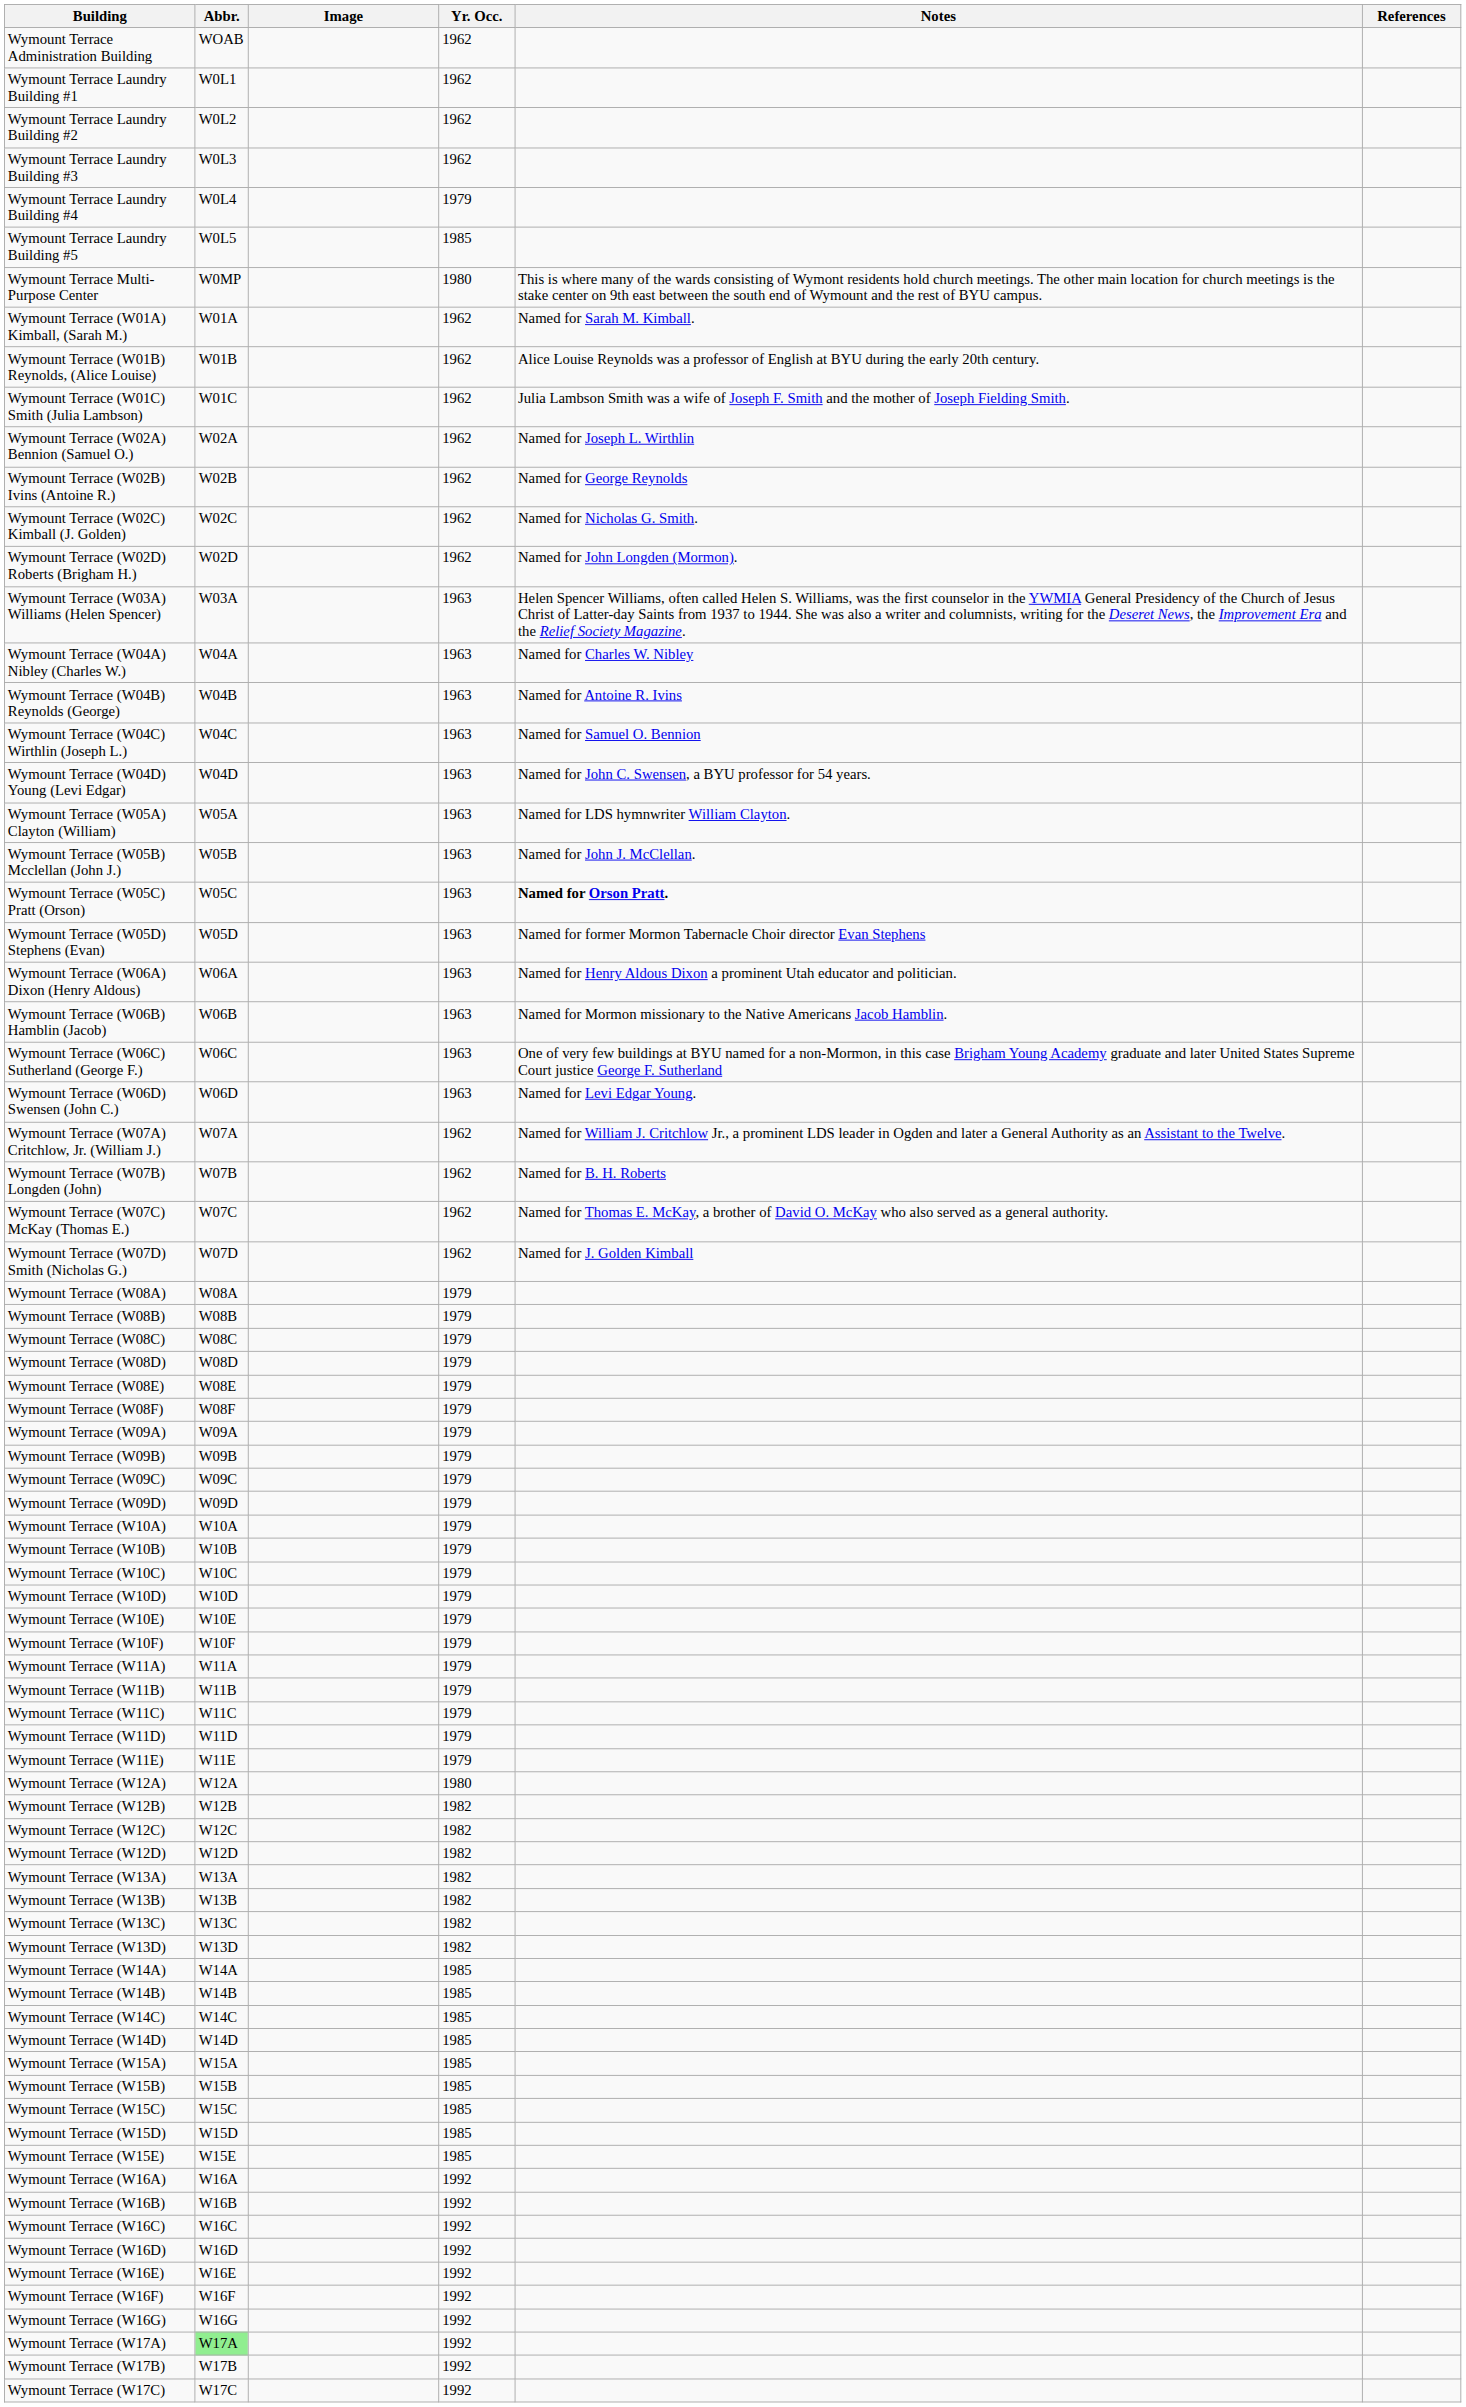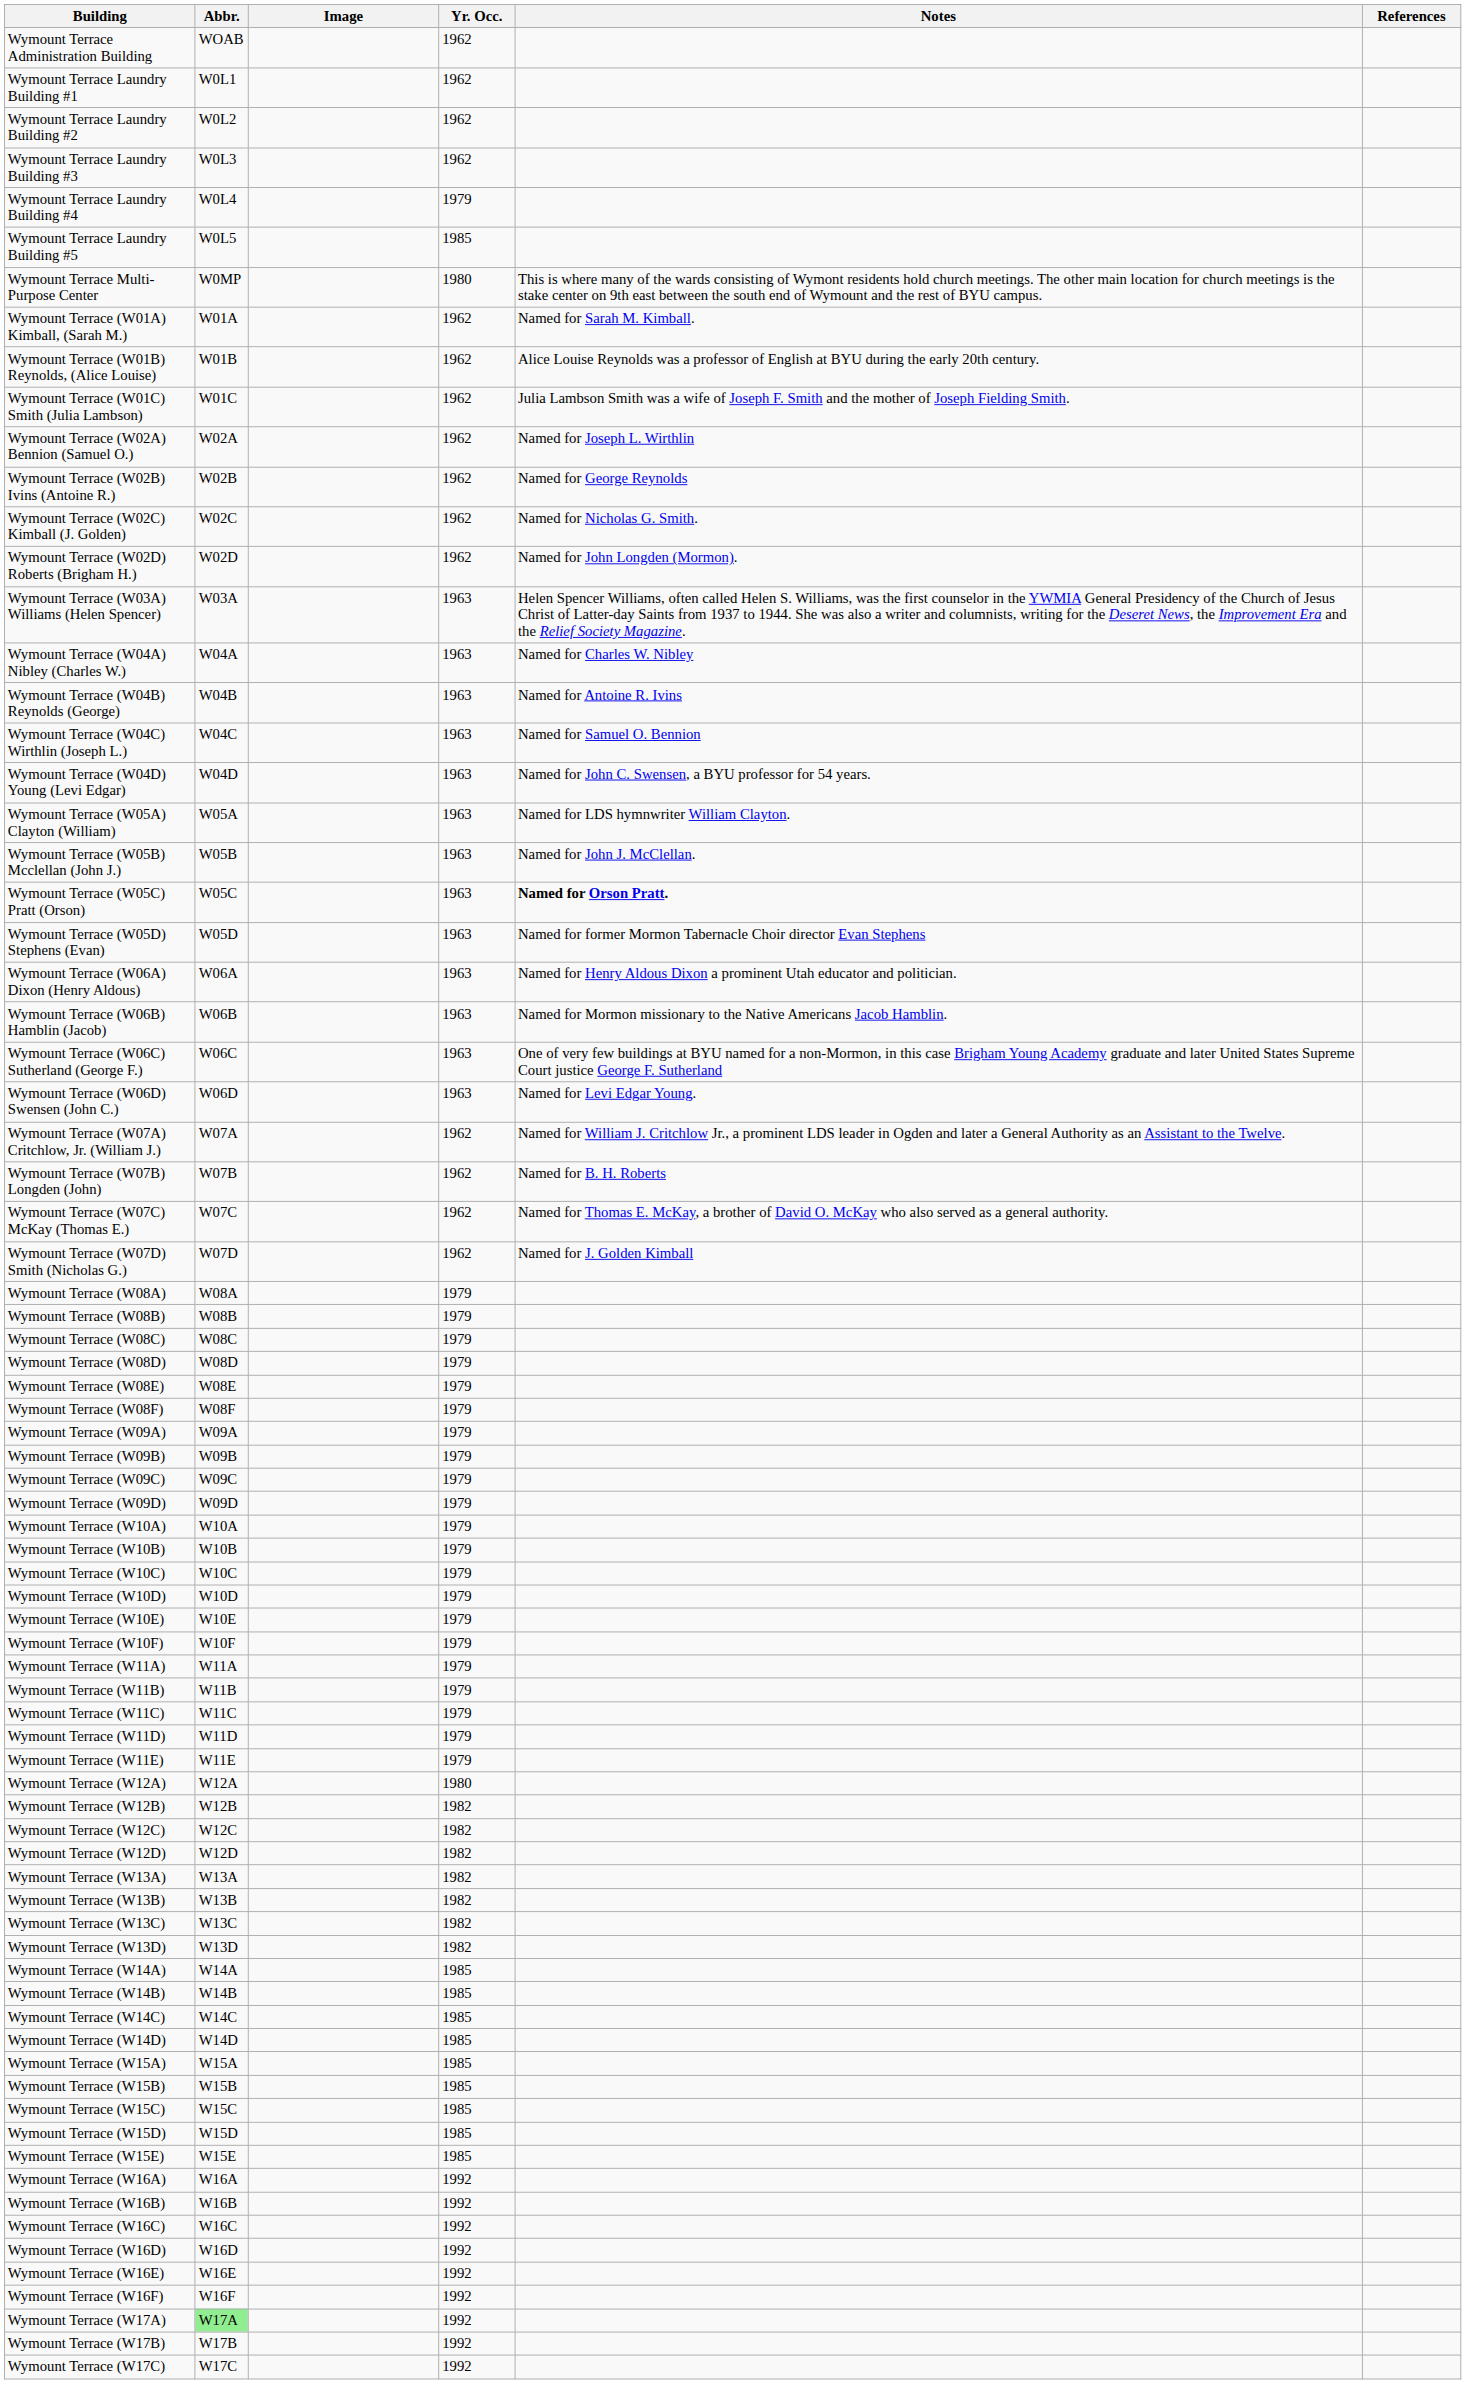- row: (87, 2320)
